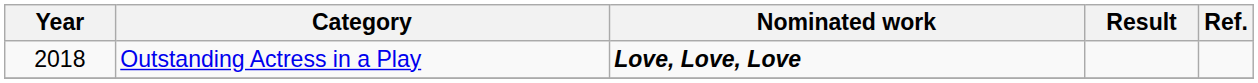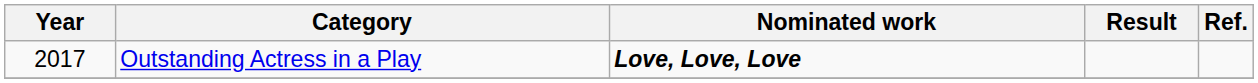(60, 59) 2018 -> (60, 59) 2017
